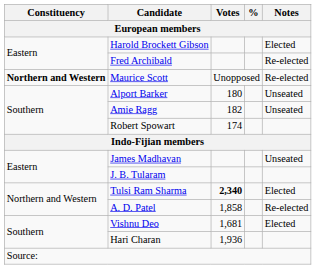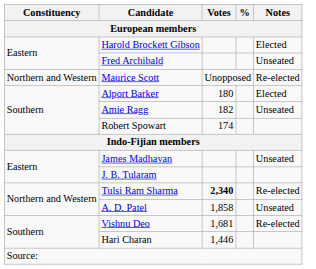(287, 61) Re-elected -> (275, 61) Unseated
(56, 77) bold -> (52, 77) normal
(284, 93) Unseated -> (271, 93) Elected
(280, 191) Elected -> (278, 191) Re-elected
(287, 207) Re-elected -> (275, 207) Unseated
(280, 223) Elected -> (278, 223) Re-elected
(231, 239) 1,936 -> (222, 239) 1,446
